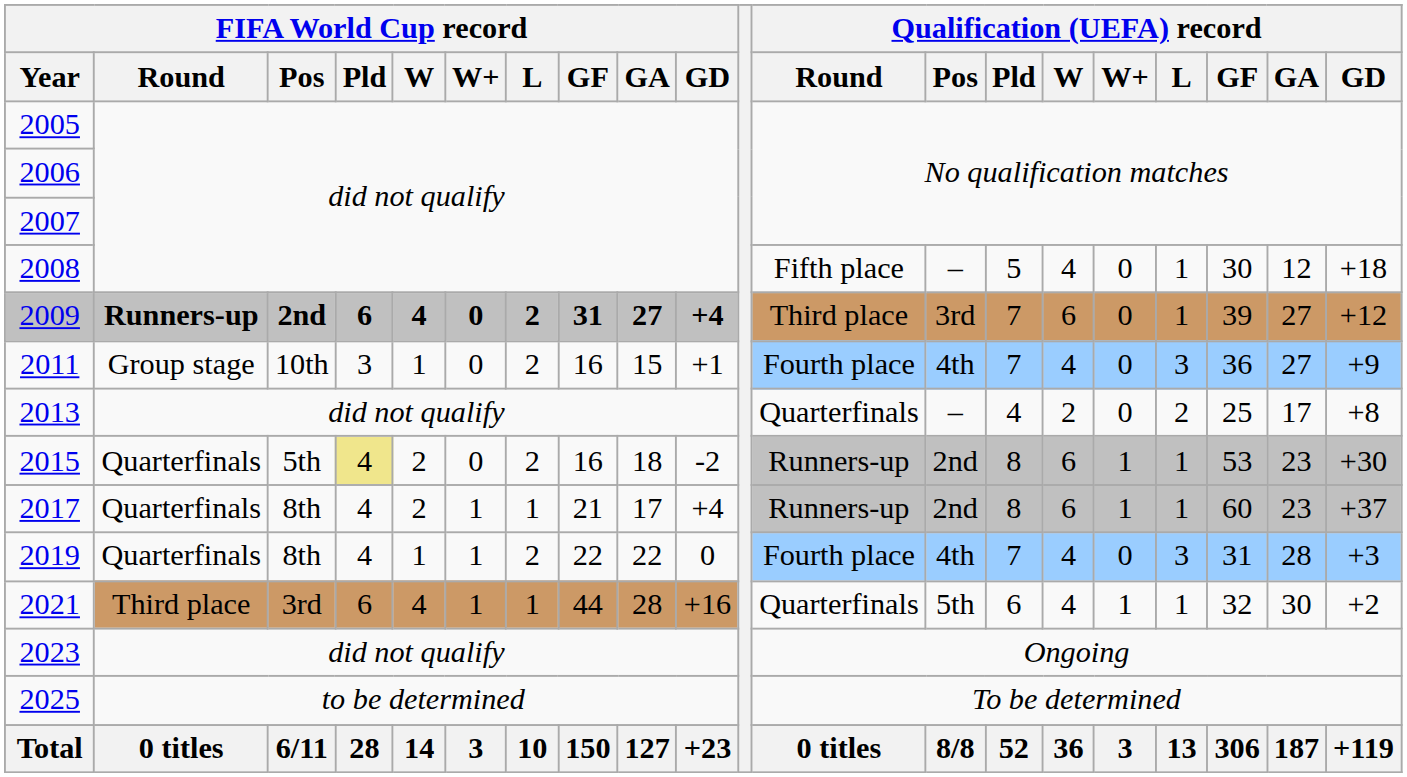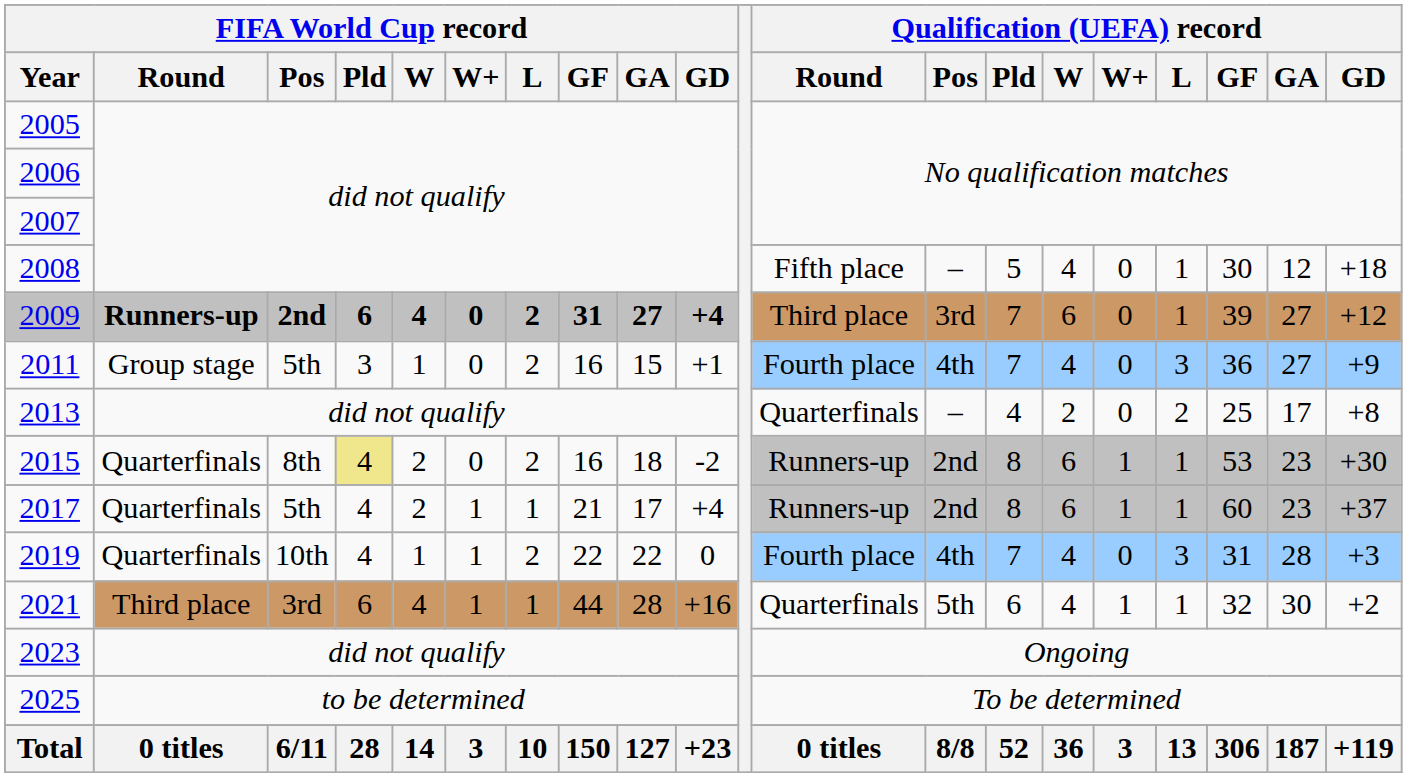(302, 364) 10th -> (302, 364) 5th
(302, 460) 5th -> (302, 460) 8th
(302, 508) 8th -> (302, 508) 5th
(302, 556) 8th -> (302, 556) 10th
